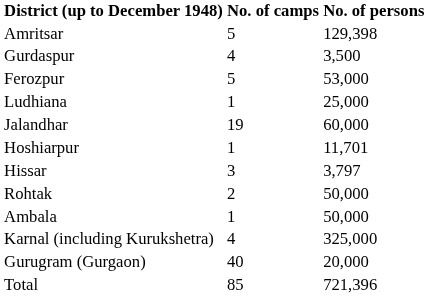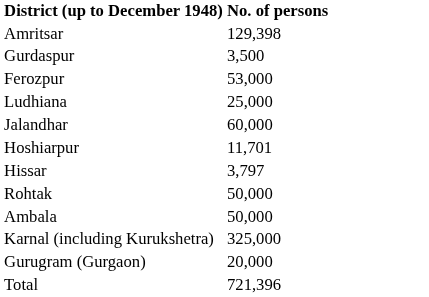- column: (273, 10)
